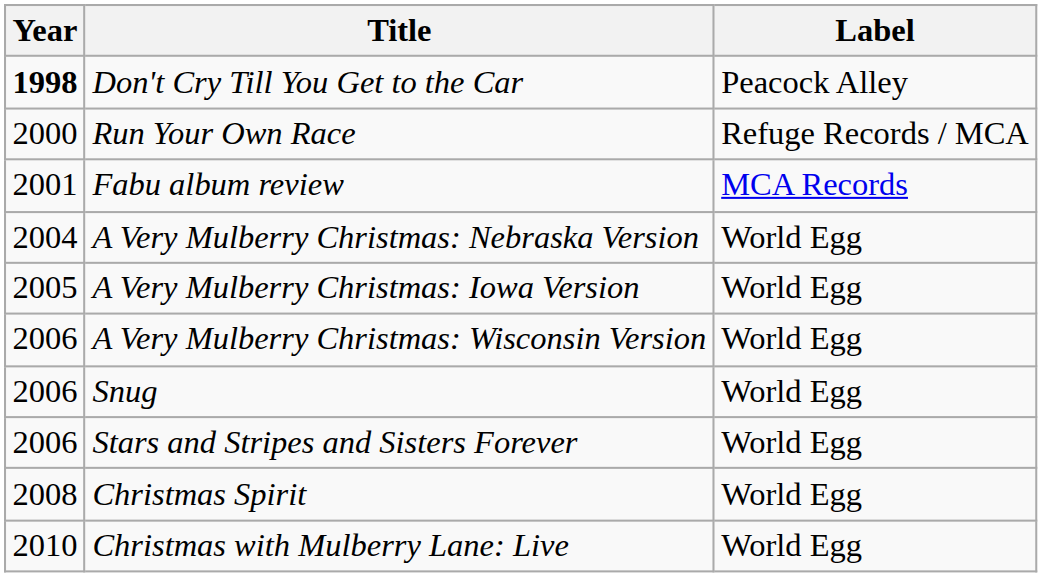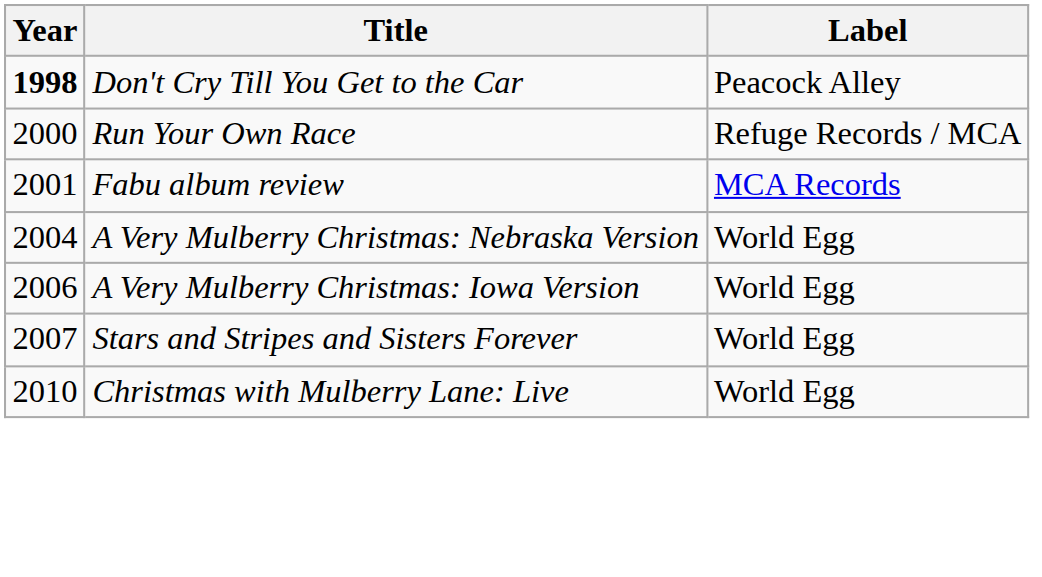(45, 287) 2005 -> (45, 287) 2006
- row: (399, 339)
- row: (125, 390)
(45, 442) 2006 -> (45, 339) 2007
- row: (199, 493)
